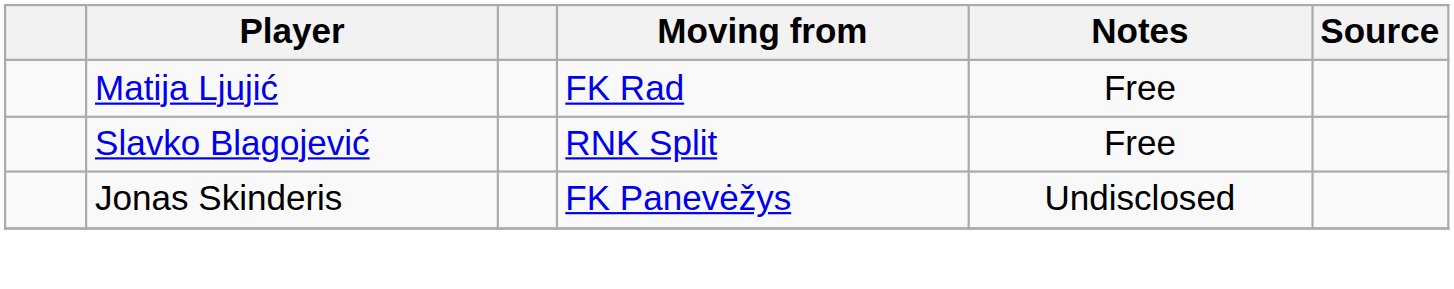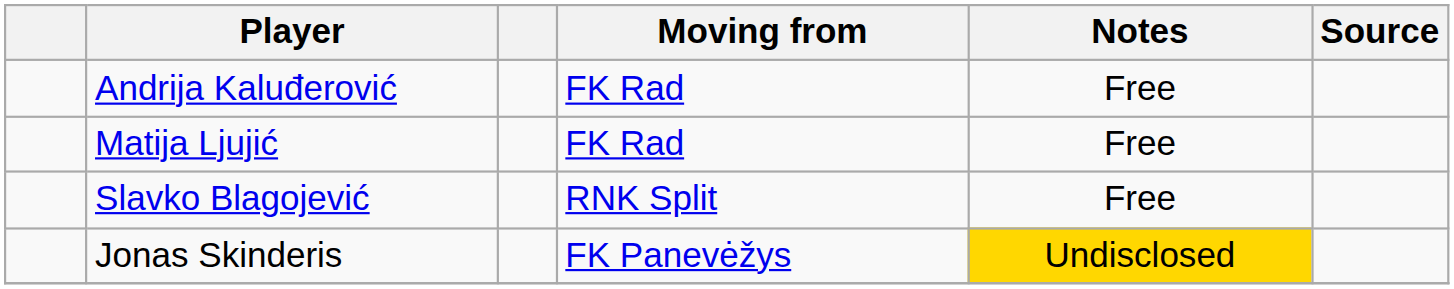+ row: (246, 87)
(1140, 198) no background -> (1140, 254) gold background
